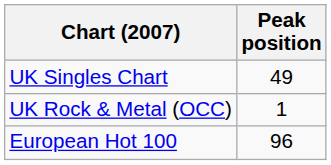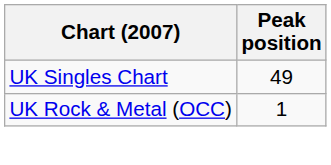- row: (93, 142)
